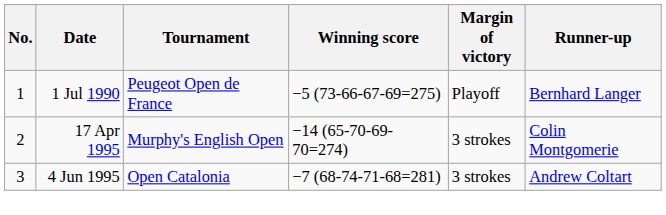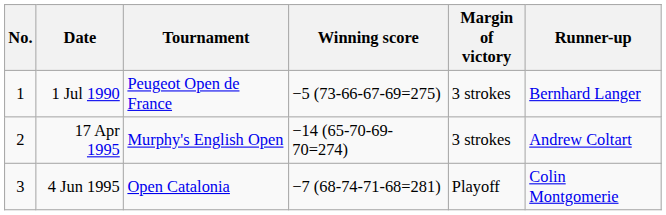(476, 93) Playoff -> (481, 93) 3 strokes
(574, 140) Colin Montgomerie -> (580, 140) Andrew Coltart
(481, 177) 3 strokes -> (476, 186) Playoff
(580, 177) Andrew Coltart -> (574, 186) Colin Montgomerie
